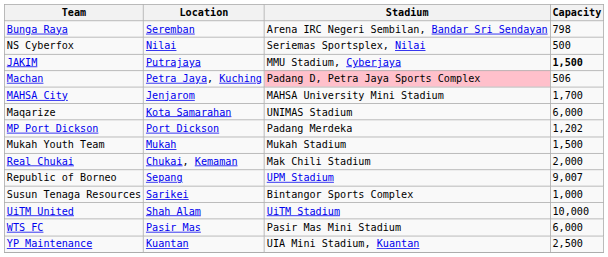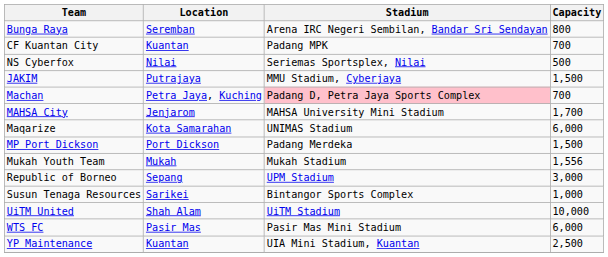(562, 29) 798 -> (562, 29) 800
+ row: (53, 46)
(568, 62) bold -> (568, 79) normal
(562, 79) 506 -> (562, 95) 700
(568, 128) 1,202 -> (568, 145) 1,500
(568, 145) 1,500 -> (568, 161) 1,556
- row: (40, 161)
(568, 178) 9,007 -> (568, 178) 3,000
